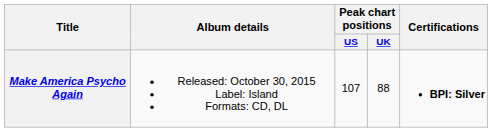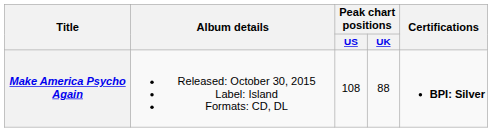(351, 88) 107 -> (351, 88) 108
